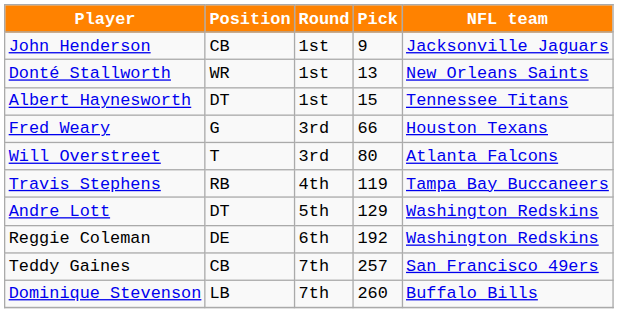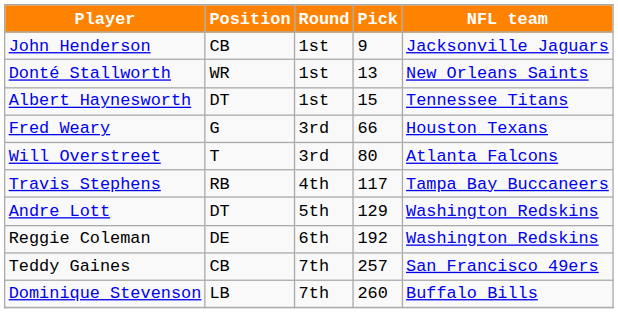(373, 184) 119 -> (373, 184) 117
